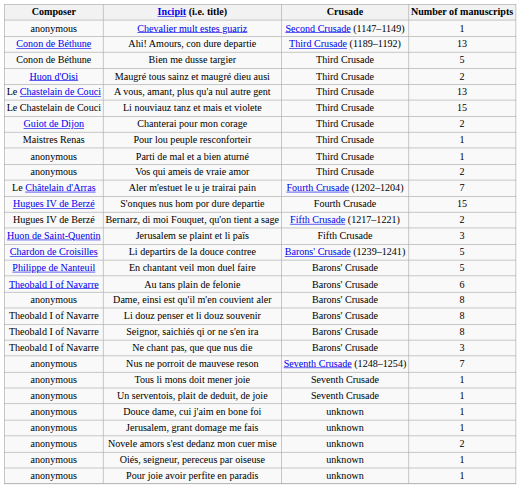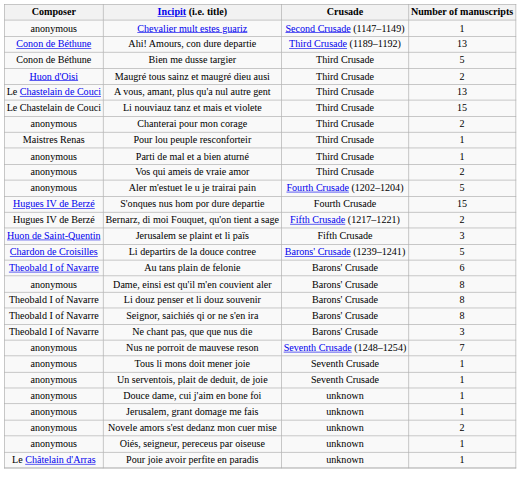(54, 124) Guiot de Dijon -> (54, 124) anonymous
(54, 188) Le Châtelain d'Arras -> (54, 188) anonymous
(462, 188) 7 -> (462, 188) 5
- row: (192, 268)
(54, 476) anonymous -> (54, 460) Le Châtelain d'Arras
